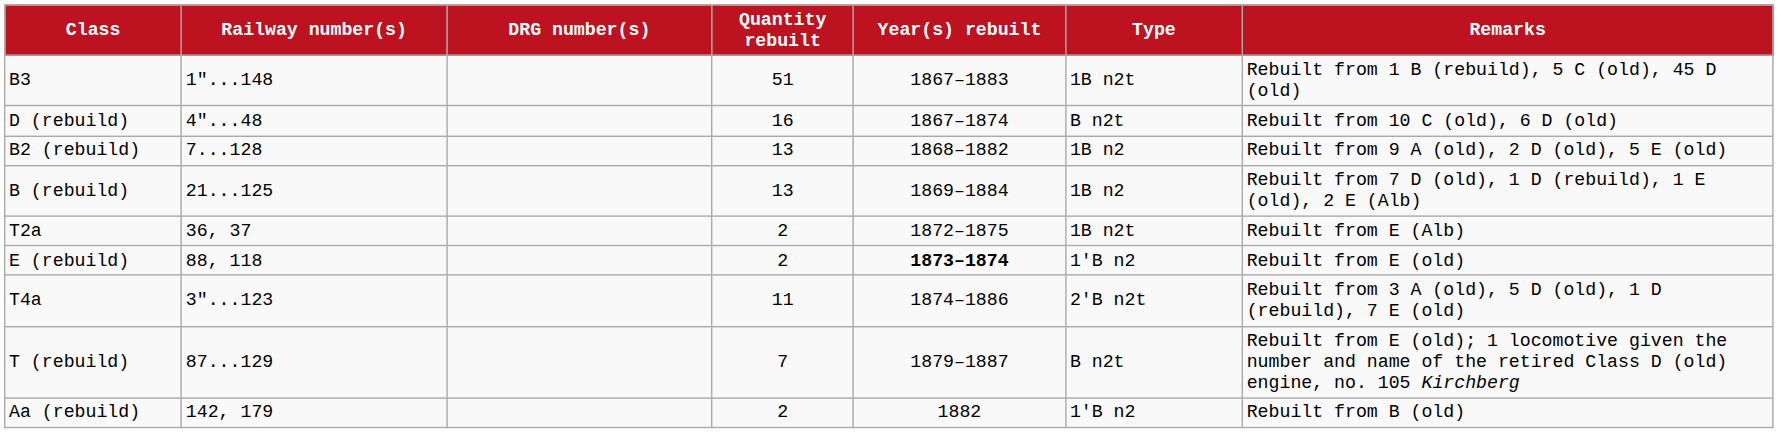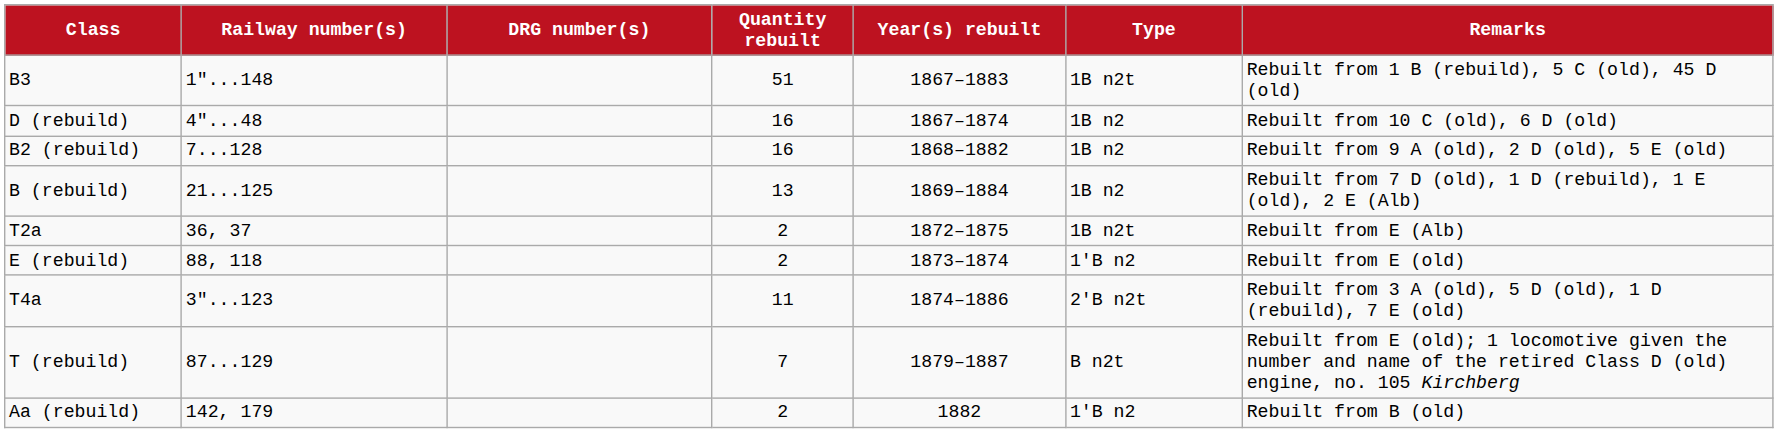(1097, 121) B n2t -> (1097, 121) 1B n2
(783, 151) 13 -> (783, 151) 16
(959, 261) bold -> (959, 261) normal
